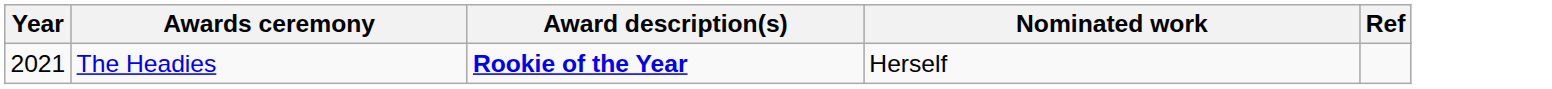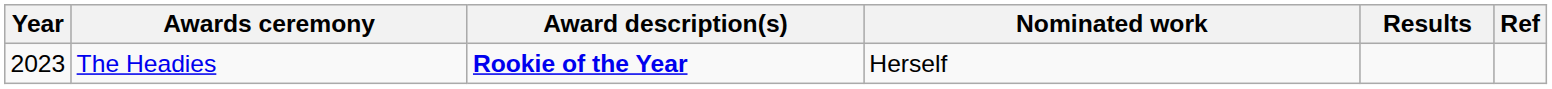+ column: (1427, 24)
(38, 63) 2021 -> (38, 63) 2023
